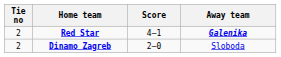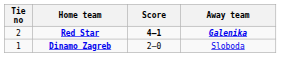(154, 33) normal -> (154, 33) bold
(18, 46) 2 -> (18, 46) 1
